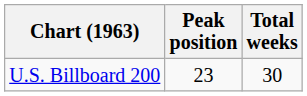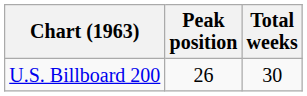(203, 74) 23 -> (203, 74) 26
